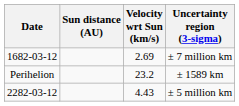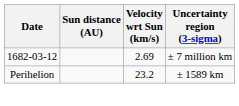- row: (200, 92)
